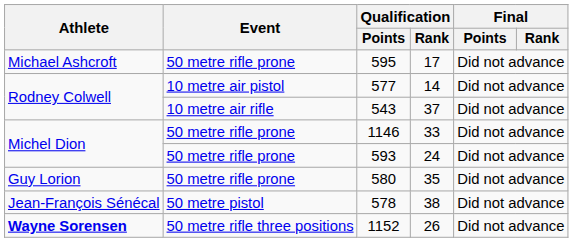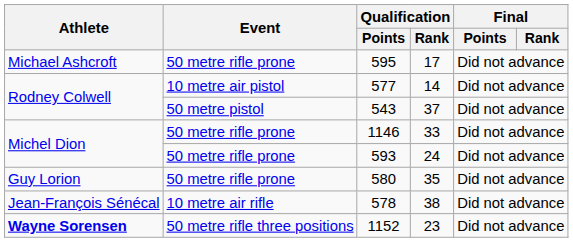(220, 109) 10 metre air rifle -> (215, 109) 50 metre pistol
(215, 203) 50 metre pistol -> (220, 203) 10 metre air rifle
(432, 226) 26 -> (432, 226) 23
